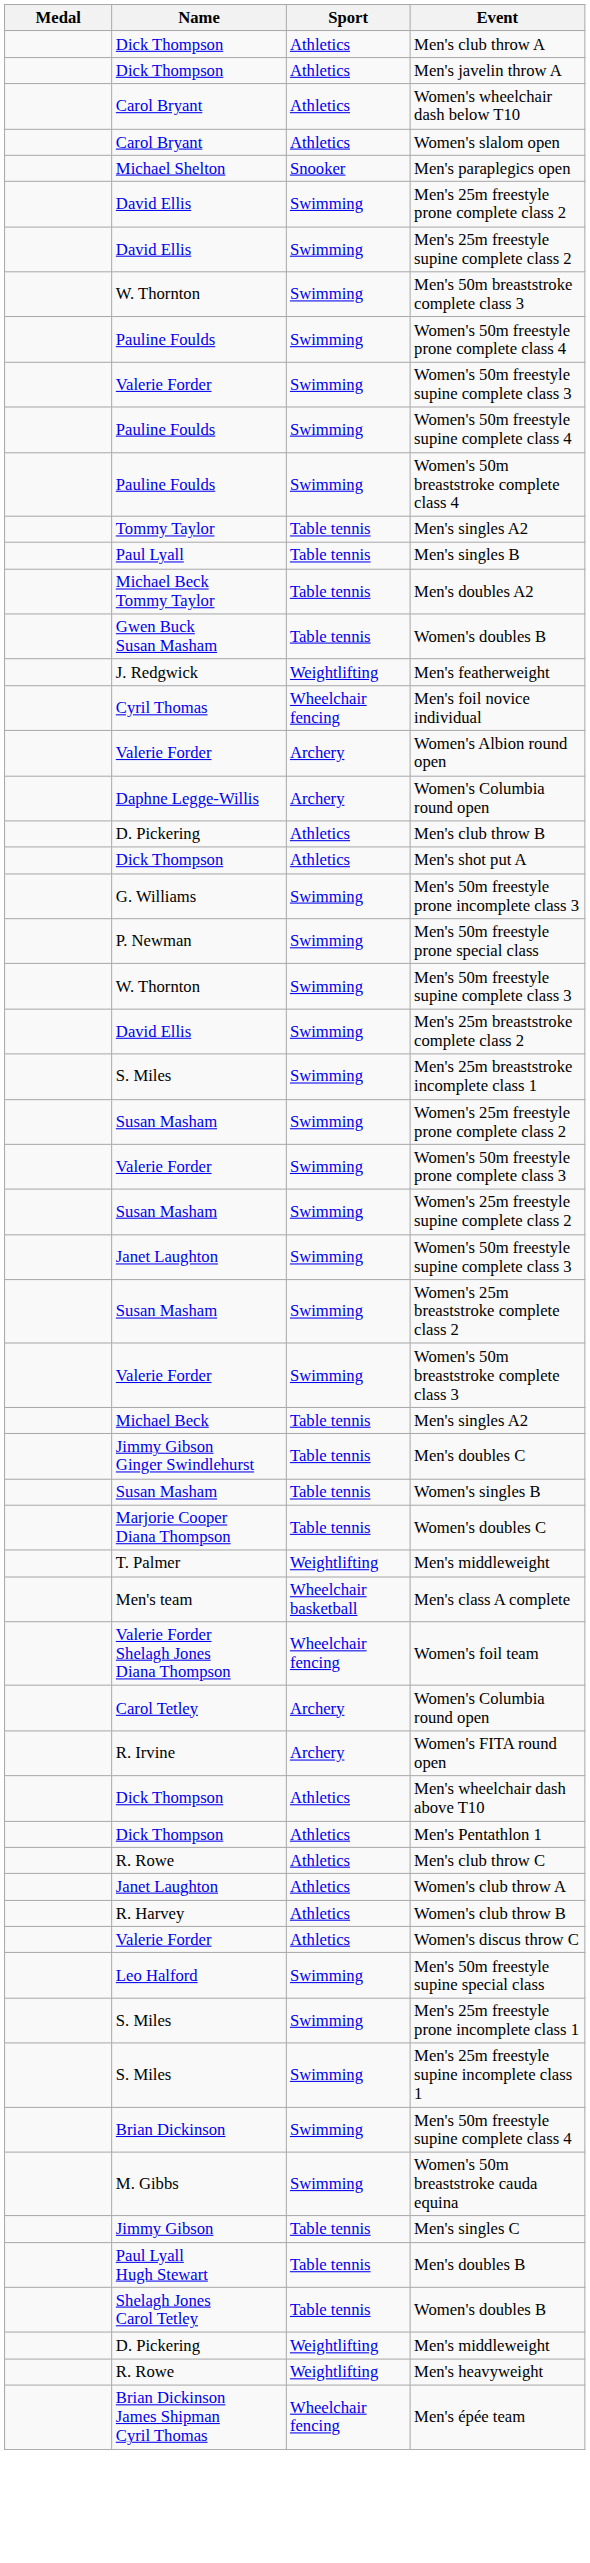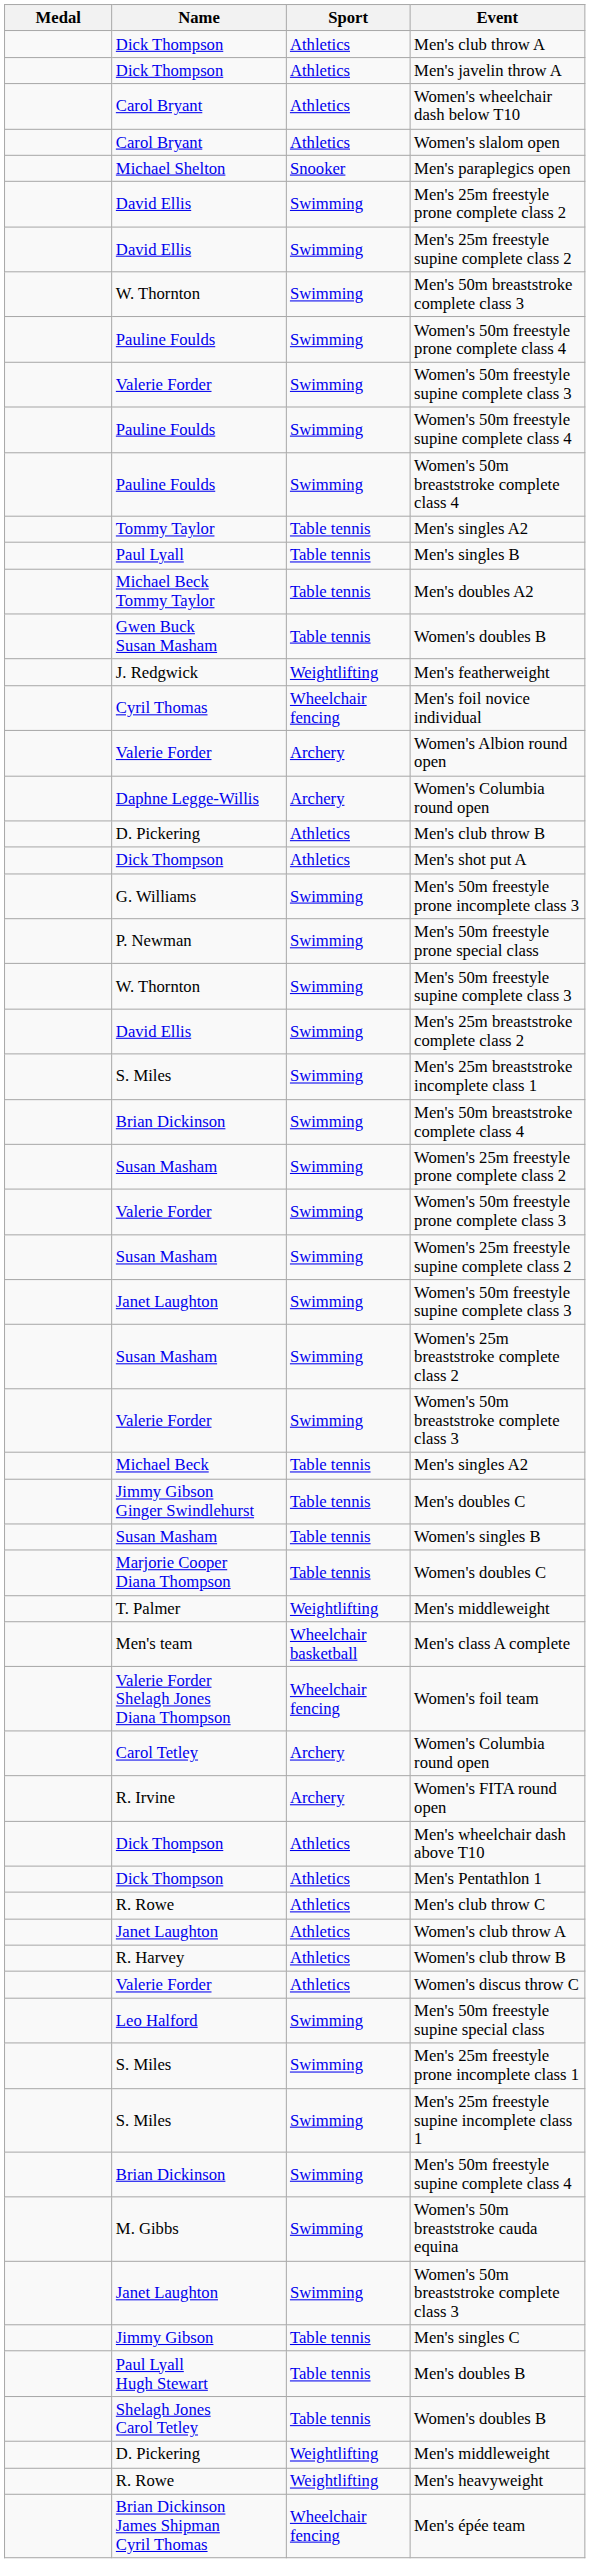+ row: (171, 1121)
+ row: (167, 2292)
